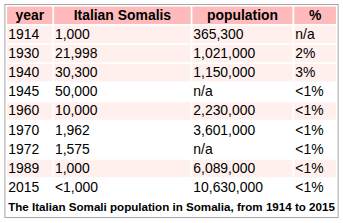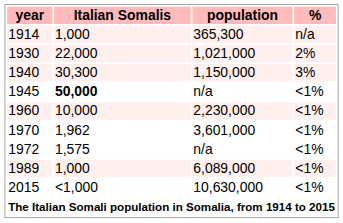(76, 53) 21,998 -> (76, 53) 22,000
(76, 91) normal -> (76, 91) bold
